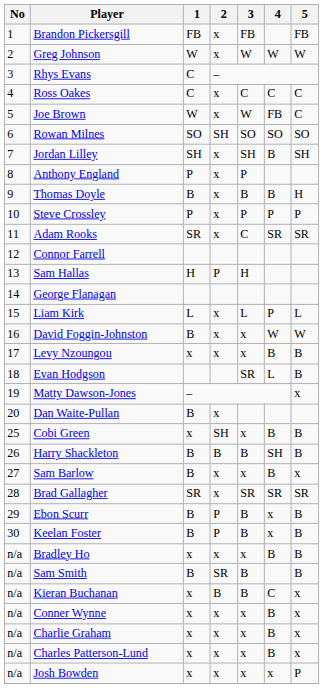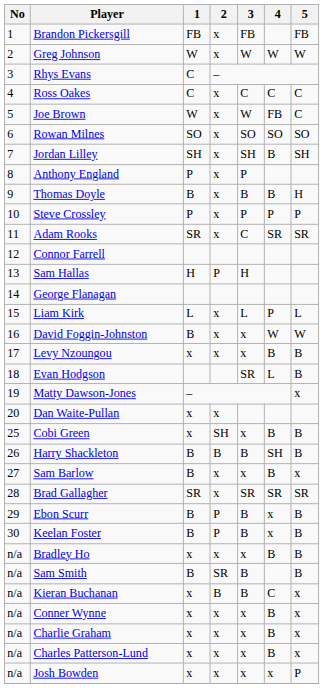(221, 133) SH -> (216, 133) x
(190, 413) B -> (189, 413) x
